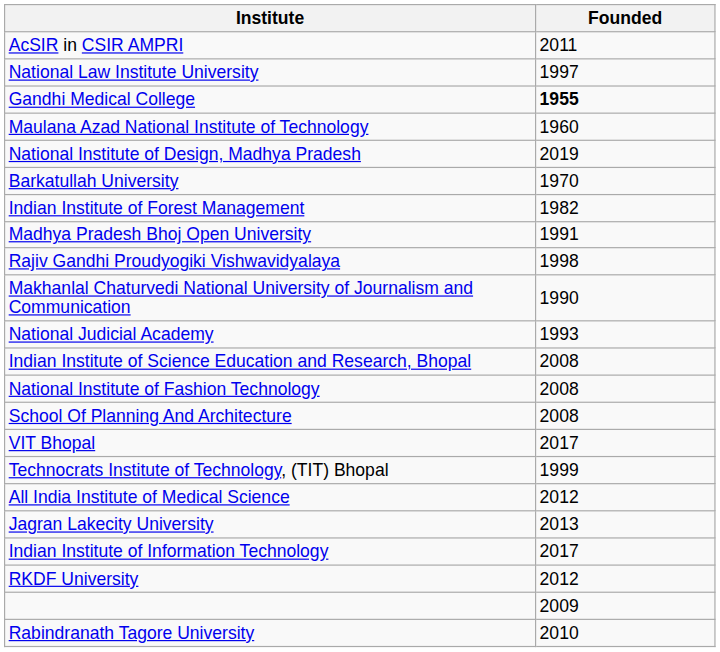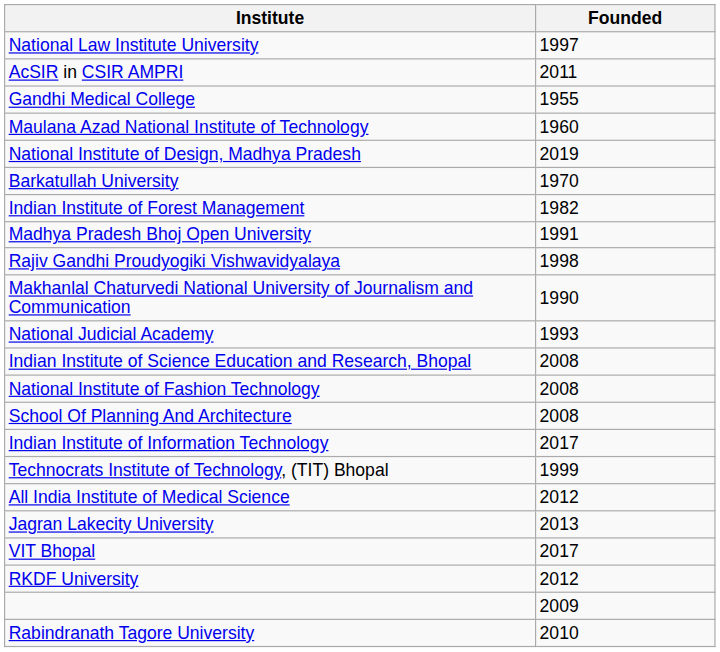rows swapped: (134, 72) <-> (96, 45)
(559, 99) bold -> (559, 99) normal
rows swapped: (52, 443) <-> (169, 551)
